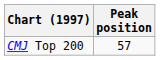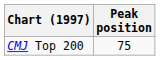(124, 46) 57 -> (124, 46) 75
